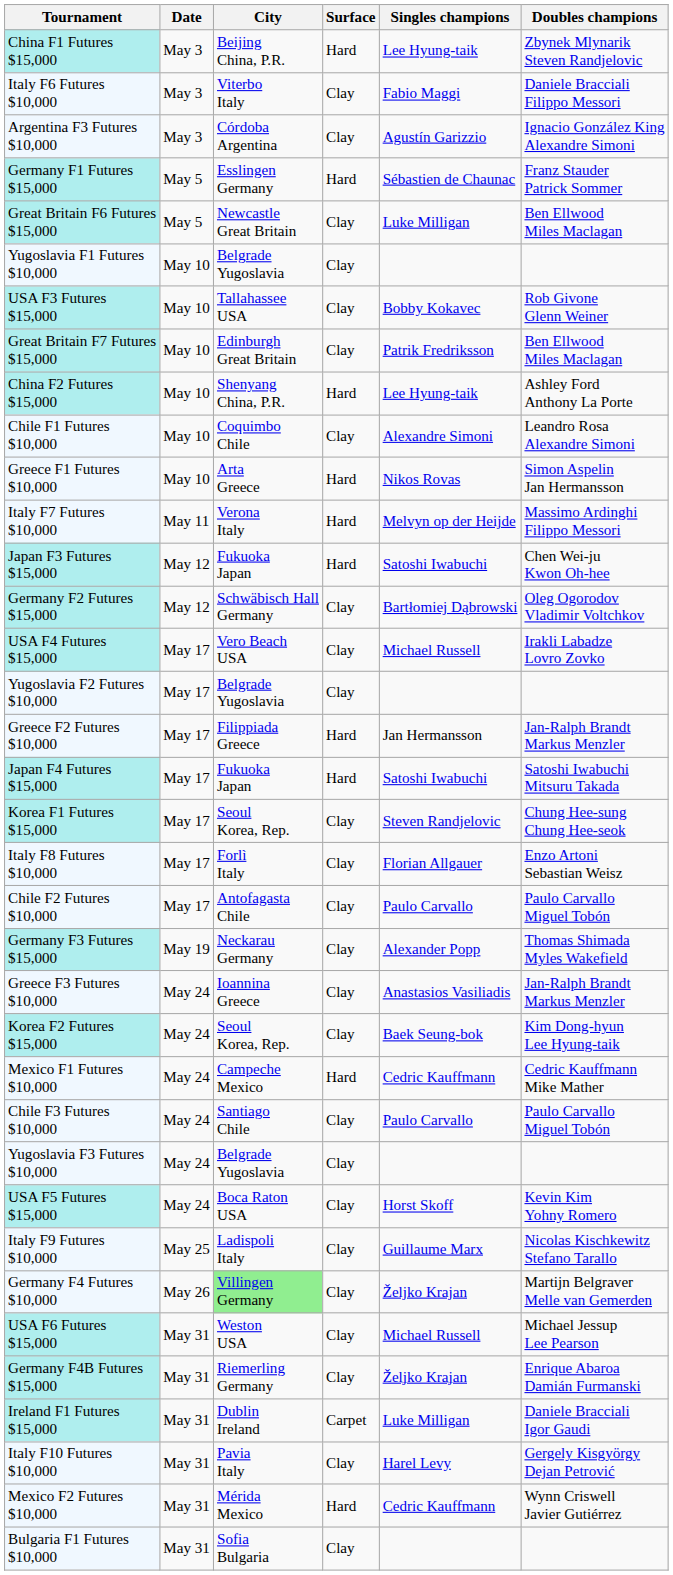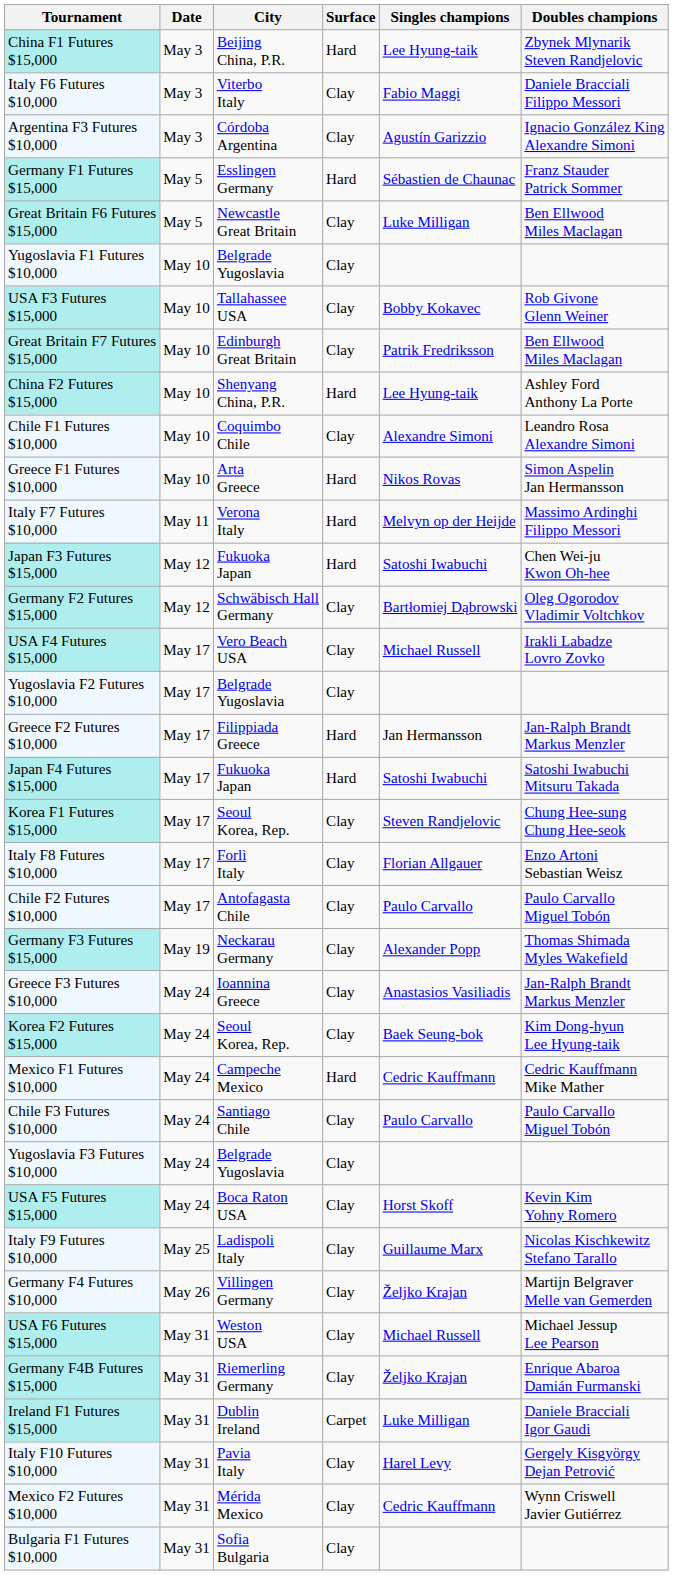(245, 1292) lightgreen background -> (245, 1292) no background
(341, 1505) Hard -> (340, 1505) Clay
